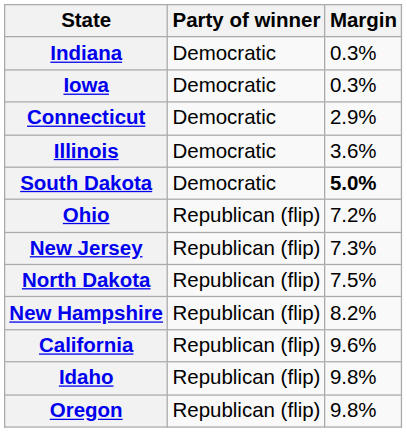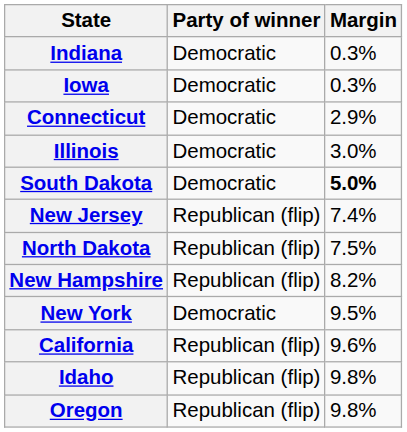(353, 150) 3.6% -> (353, 150) 3.0%
- row: (86, 215)
(353, 248) 7.3% -> (353, 215) 7.4%
+ row: (86, 313)
